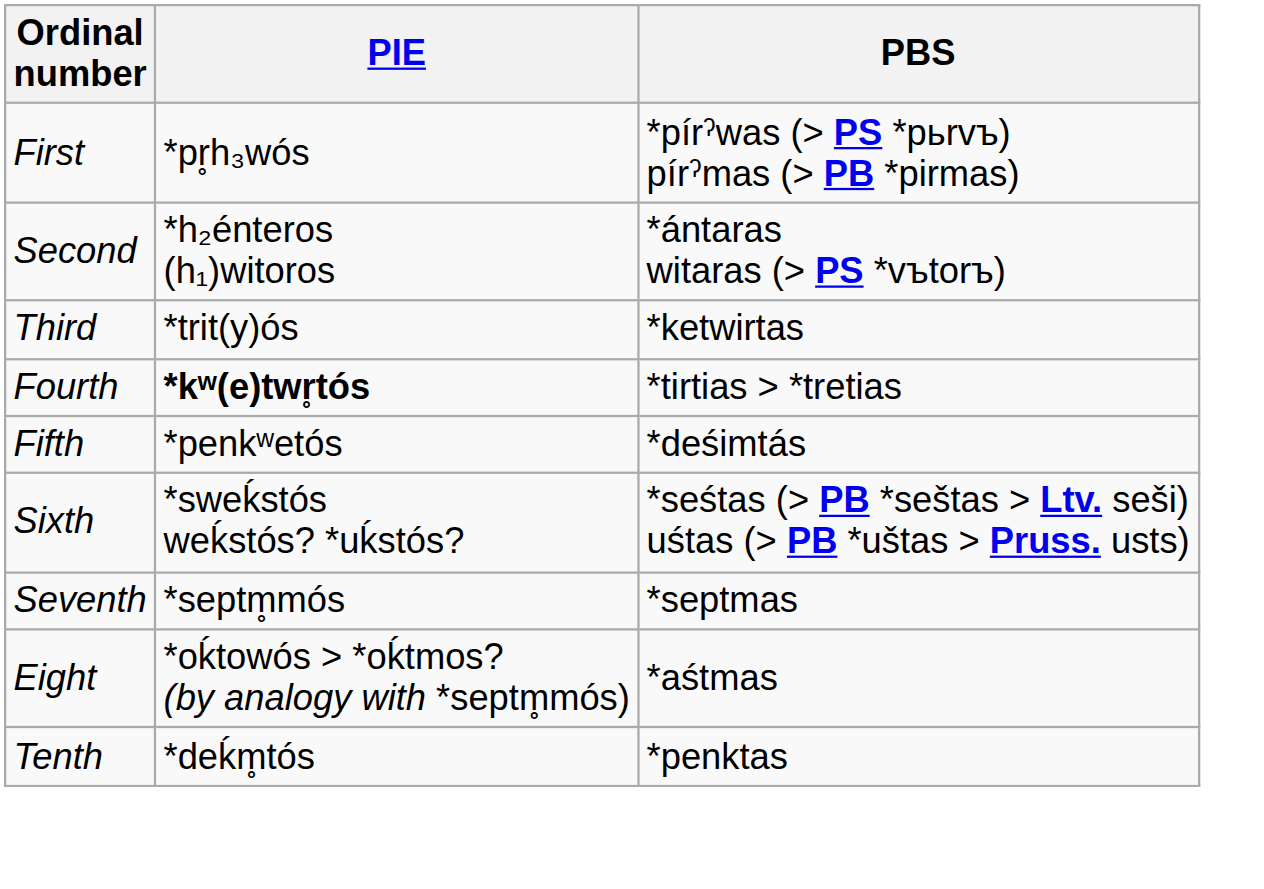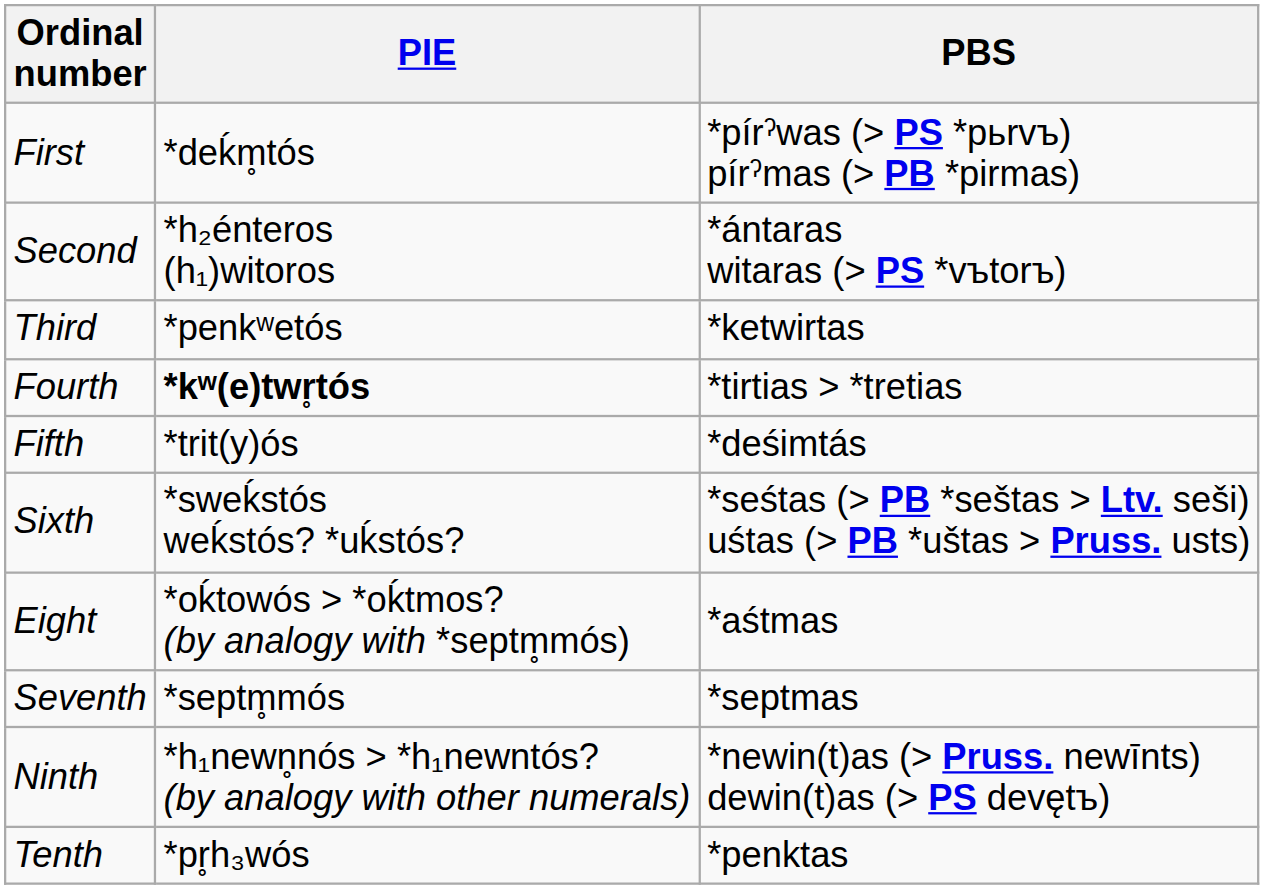(237, 152) *pr̥h₃wós -> (239, 152) *deḱm̥tós
(231, 328) *trit(y)ós -> (253, 328) *penkʷetós
(253, 443) *penkʷetós -> (231, 443) *trit(y)ós
rows swapped: (80, 599) <-> (55, 677)
+ row: (56, 776)
(239, 756) *deḱm̥tós -> (237, 854) *pr̥h₃wós
